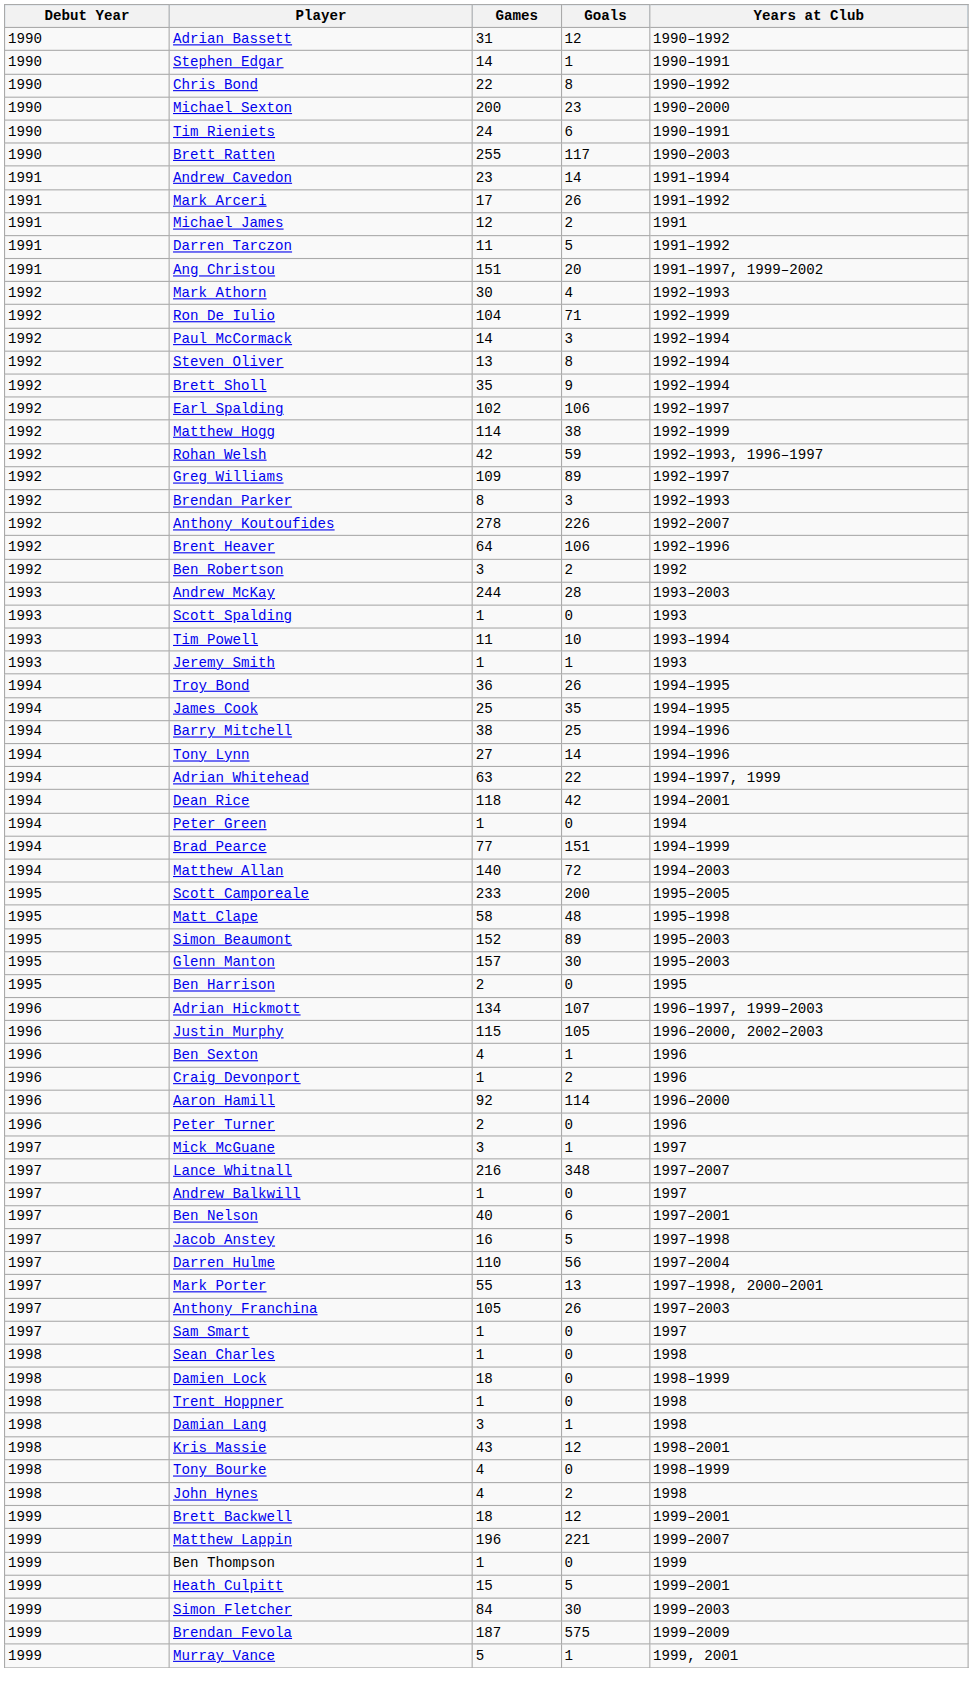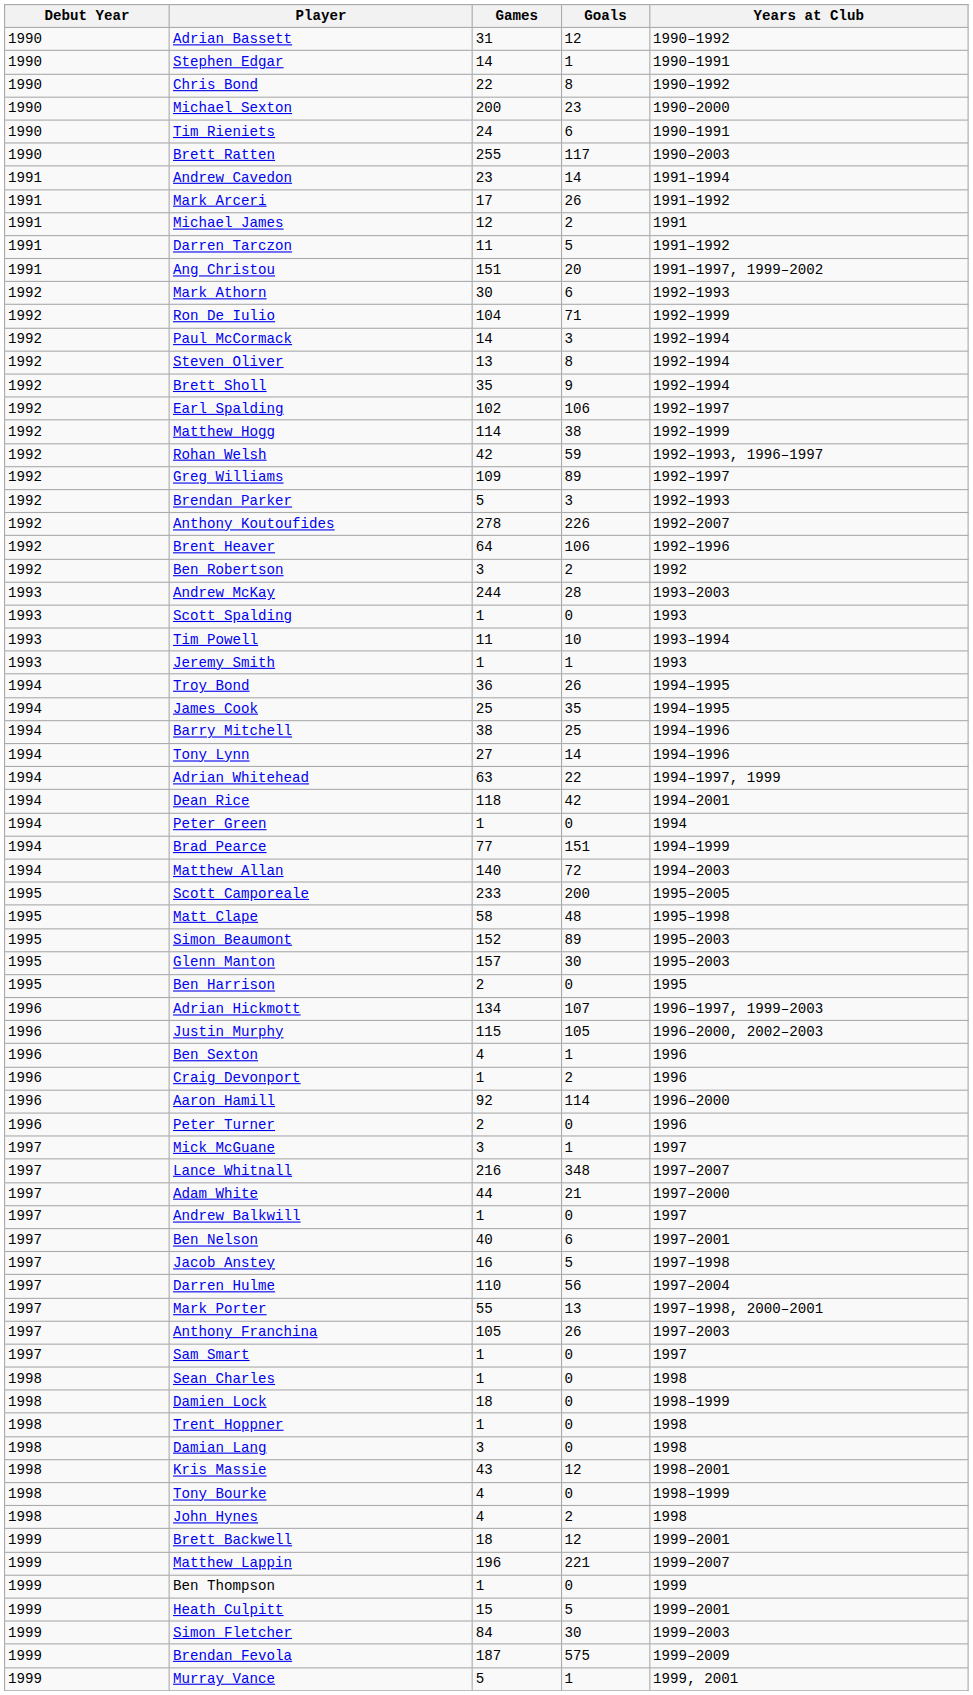(569, 293) 4 -> (569, 293) 6
(480, 501) 8 -> (480, 501) 5
+ row: (216, 1194)
(569, 1425) 1 -> (569, 1448) 0
